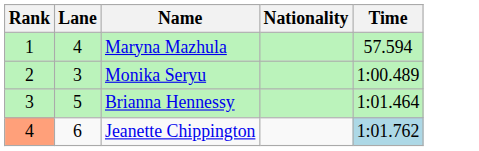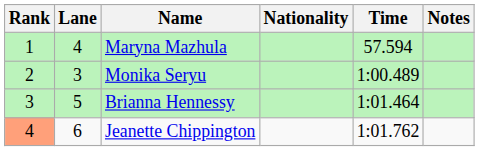+ column: (449, 18)
(388, 131) lightblue background -> (388, 131) no background
